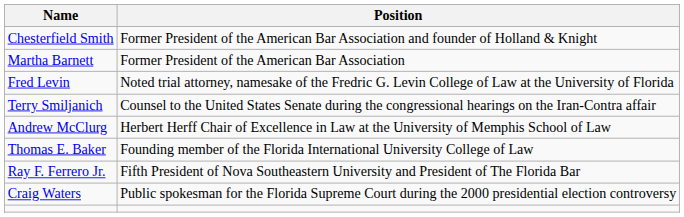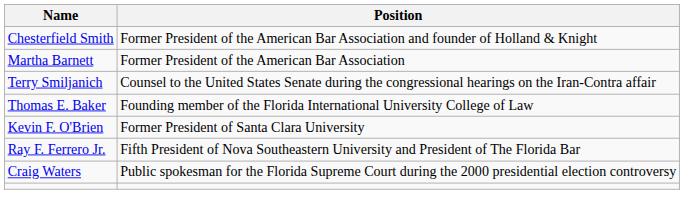- row: (39, 82)
- row: (57, 127)
+ row: (56, 127)
